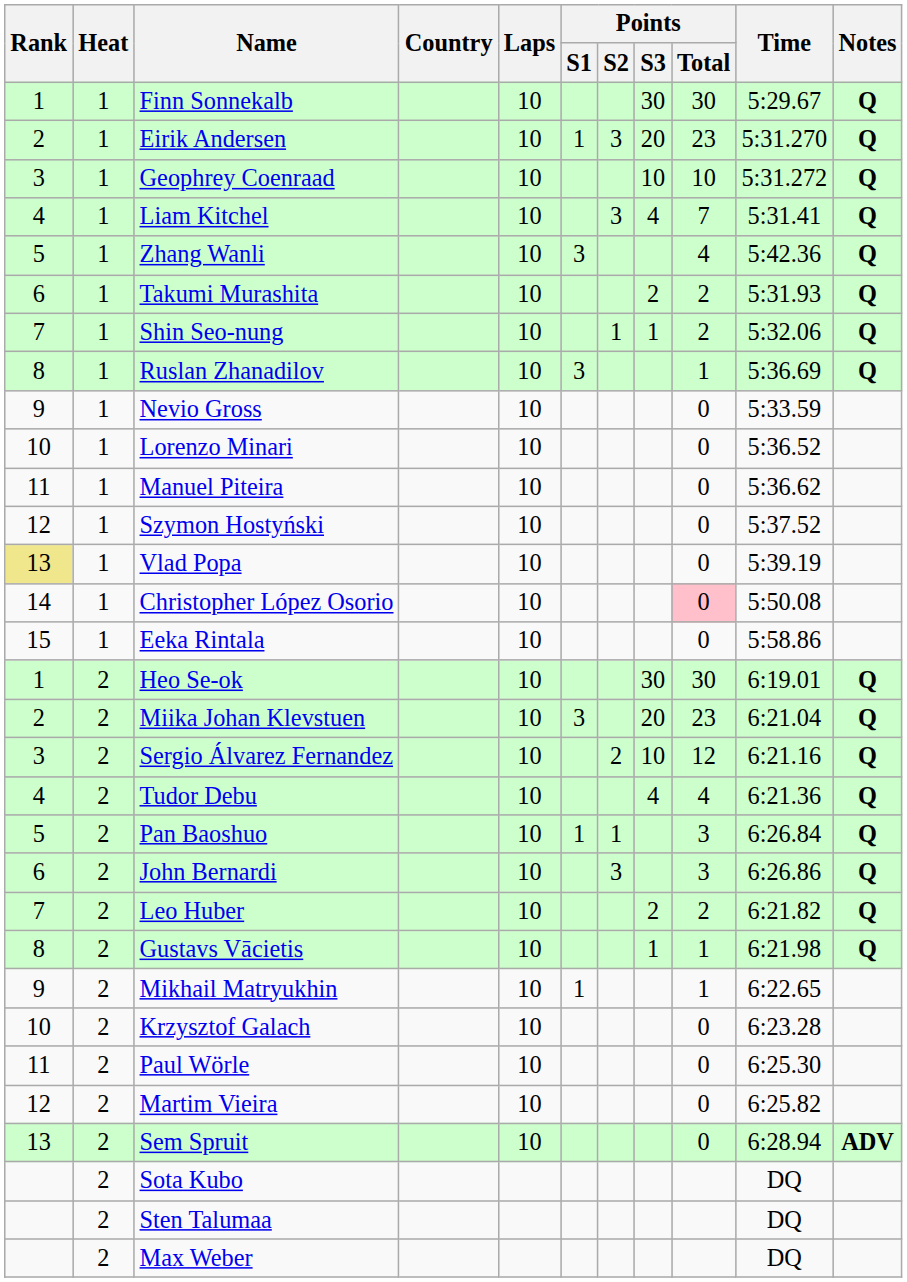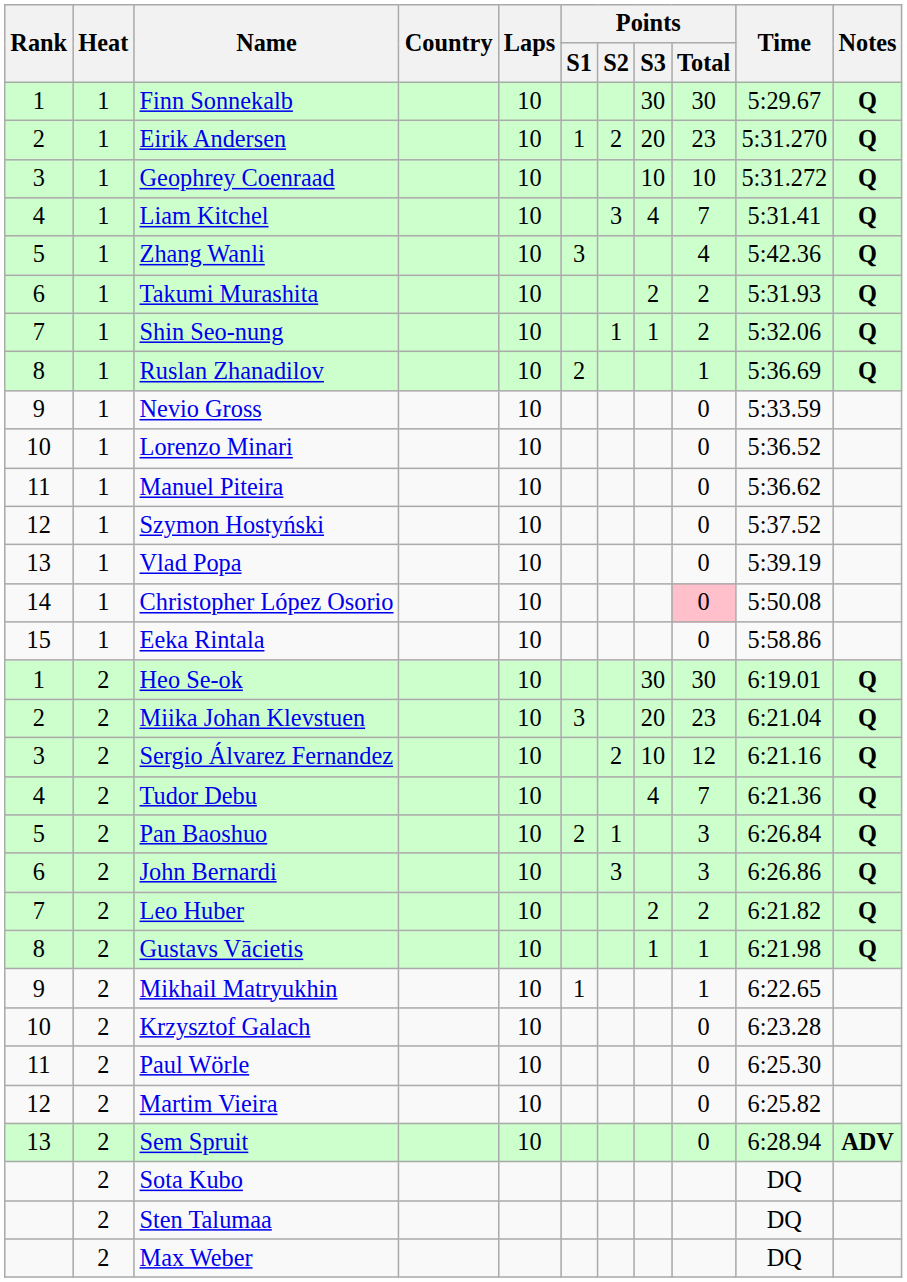(616, 139) 3 -> (616, 139) 2
(579, 370) 3 -> (579, 370) 2
(39, 563) khaki background -> (39, 563) no background
(704, 795) 4 -> (704, 795) 7
(579, 833) 1 -> (579, 833) 2
